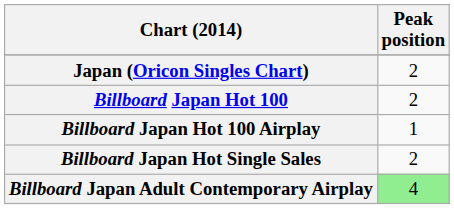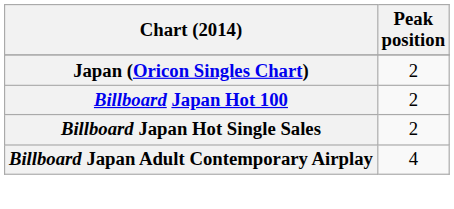- row: (191, 129)
(413, 188) lightgreen background -> (413, 159) no background
